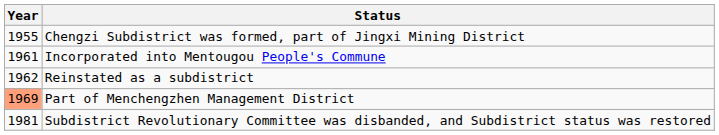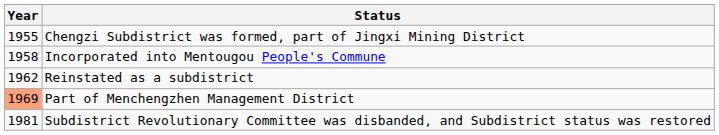(23, 57) 1961 -> (23, 57) 1958
